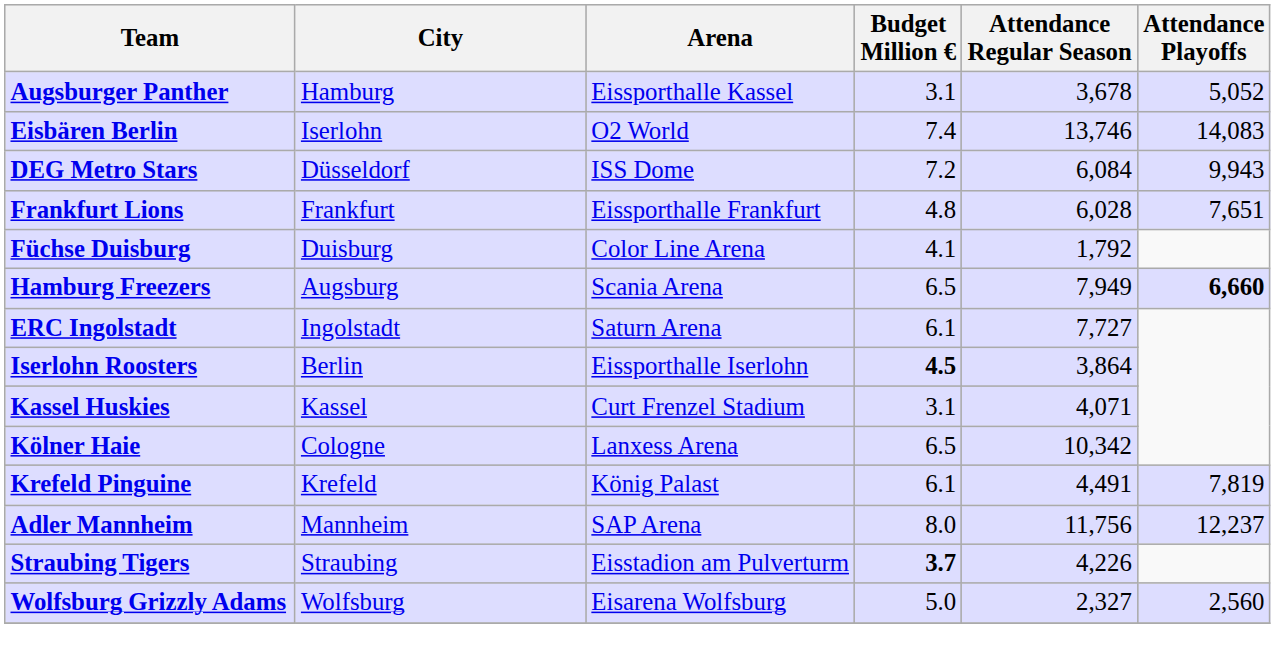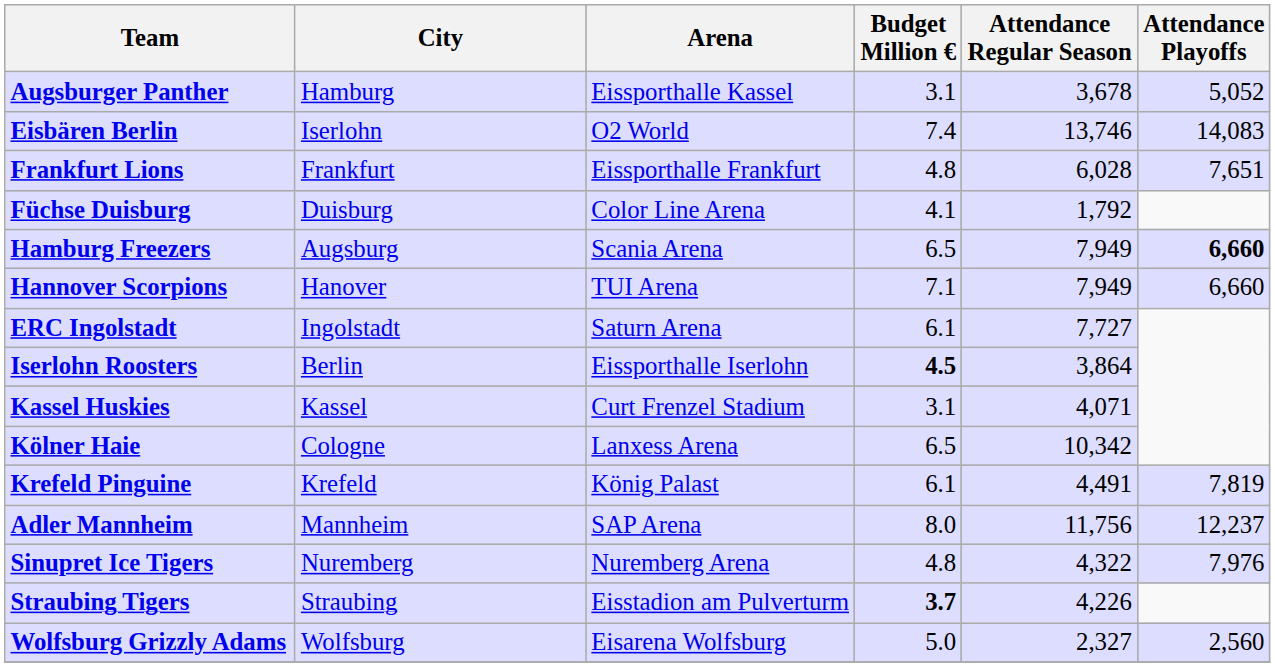- row: (104, 170)
+ row: (119, 288)
+ row: (112, 563)
